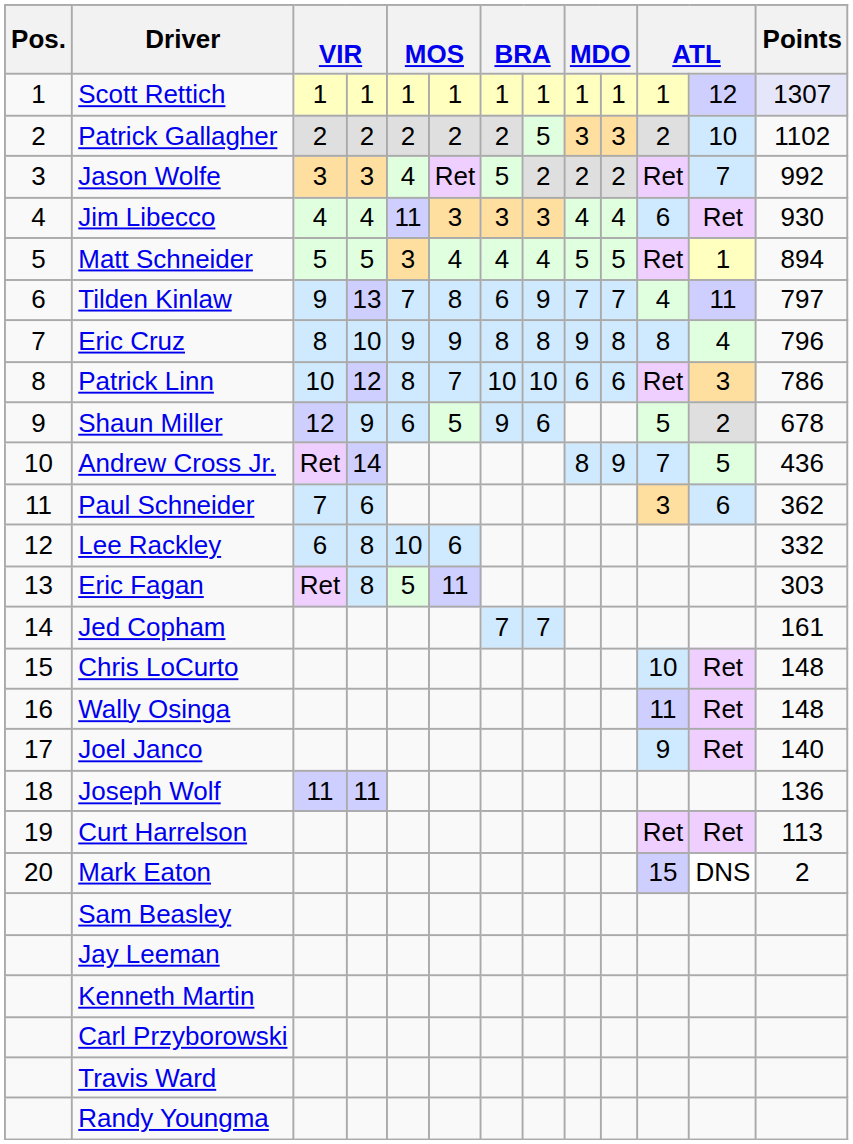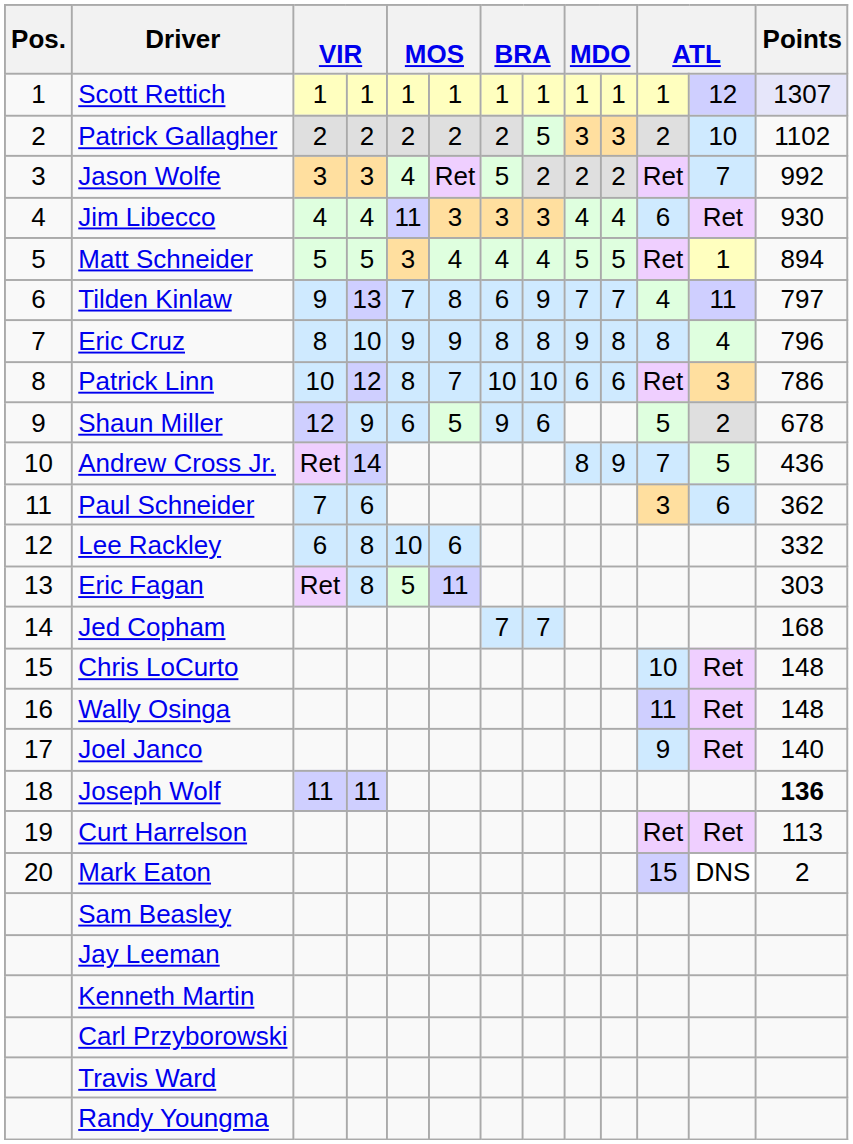(802, 627) 161 -> (802, 627) 168
(802, 791) normal -> (802, 791) bold
